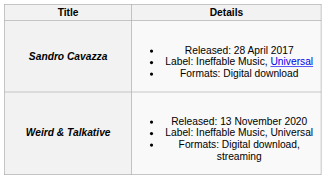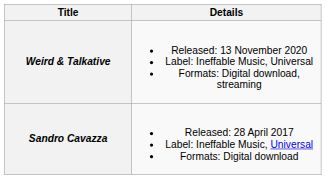rows swapped: (68, 56) <-> (68, 133)
